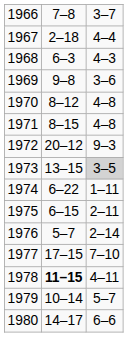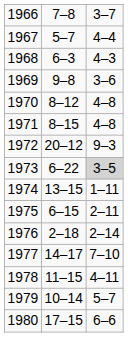(64, 37) 2–18 -> (64, 37) 5–7
(64, 168) 13–15 -> (64, 168) 6–22
(64, 189) 6–22 -> (64, 189) 13–15
(64, 233) 5–7 -> (64, 233) 2–18
(64, 255) 17–15 -> (64, 255) 14–17
(64, 277) bold -> (64, 277) normal
(64, 320) 14–17 -> (64, 320) 17–15
